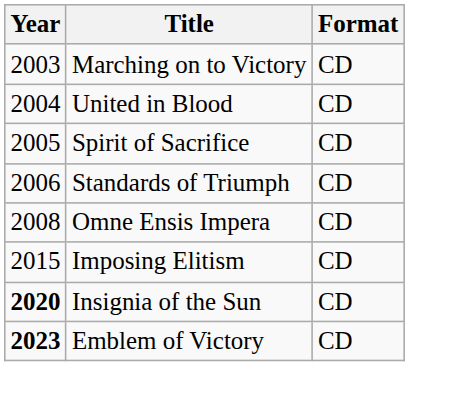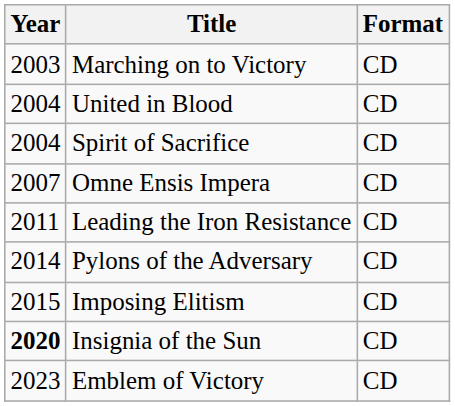(35, 143) 2005 -> (35, 143) 2004
- row: (181, 182)
(35, 222) 2008 -> (35, 182) 2007
+ row: (212, 222)
+ row: (192, 261)
(35, 340) bold -> (35, 380) normal
